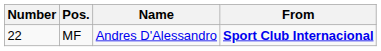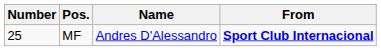(15, 35) 22 -> (15, 35) 25
